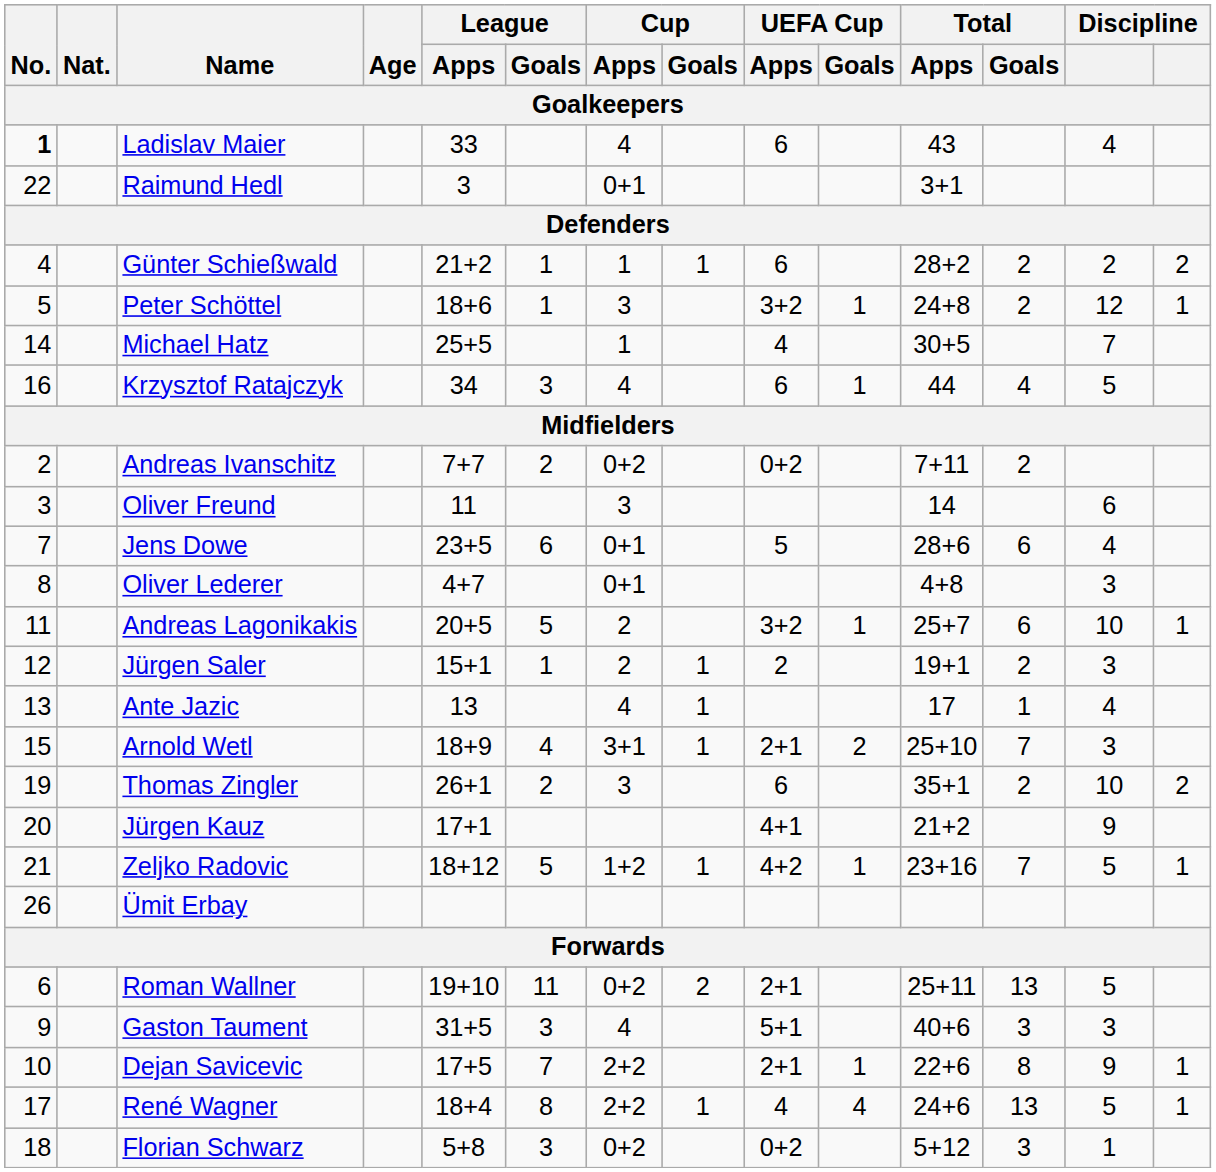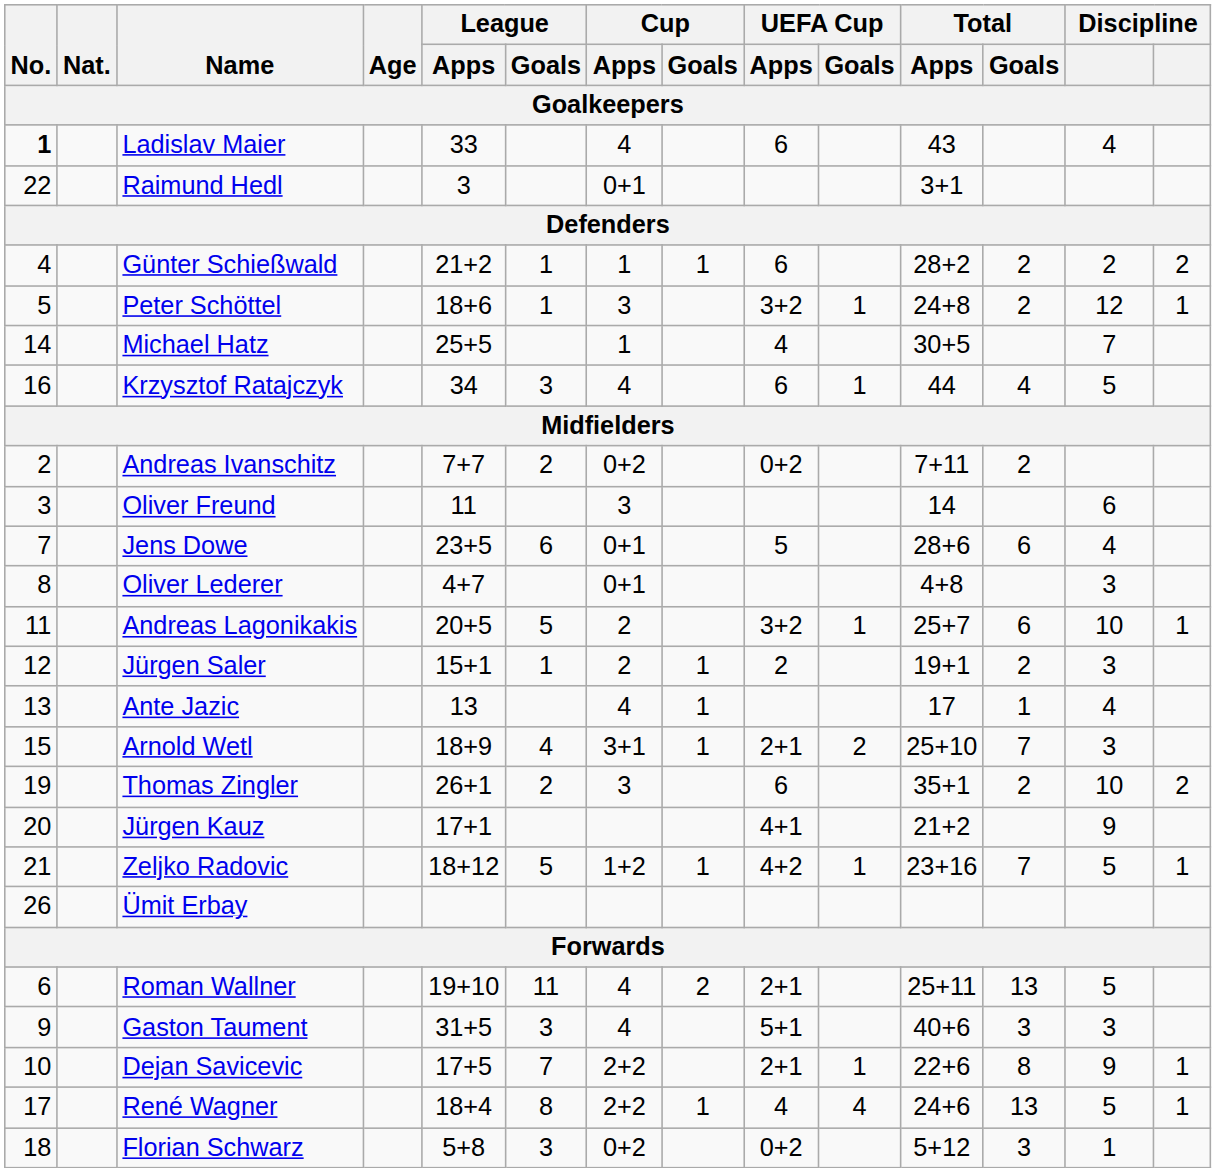(624, 986) 0+2 -> (624, 986) 4
